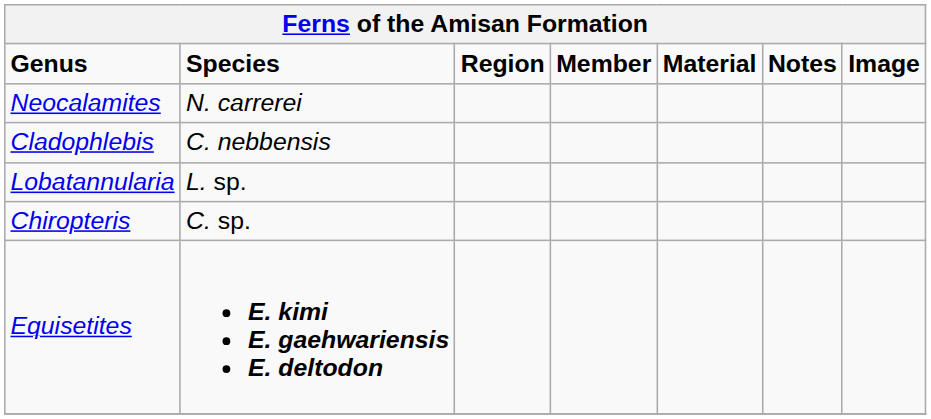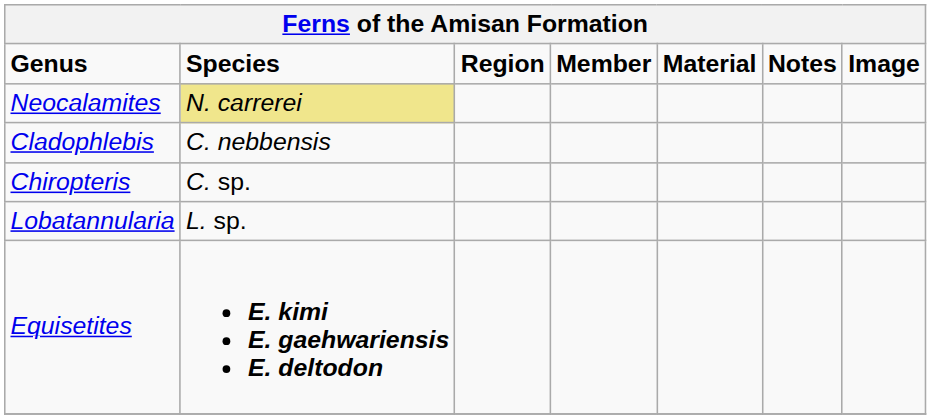(244, 102) no background -> (244, 102) khaki background
rows swapped: (93, 181) <-> (70, 220)
